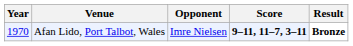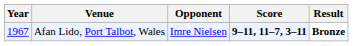(18, 31) 1970 -> (18, 31) 1967
